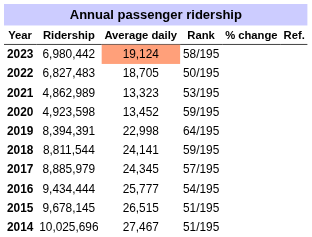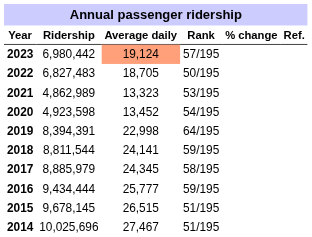(201, 54) 58/195 -> (201, 54) 57/195
(201, 112) 59/195 -> (201, 112) 54/195
(201, 169) 57/195 -> (201, 169) 58/195
(201, 189) 54/195 -> (201, 189) 59/195
